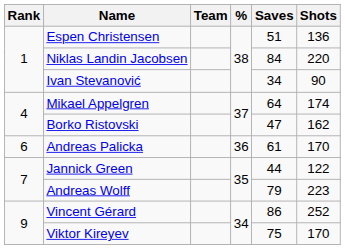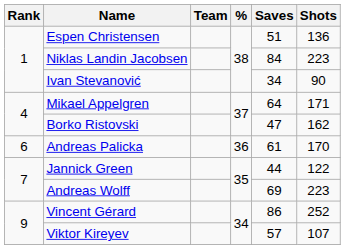(318, 59) 220 -> (318, 59) 223
(318, 103) 174 -> (318, 103) 171
(274, 190) 79 -> (274, 190) 69
(274, 234) 75 -> (274, 234) 57
(318, 234) 170 -> (318, 234) 107
